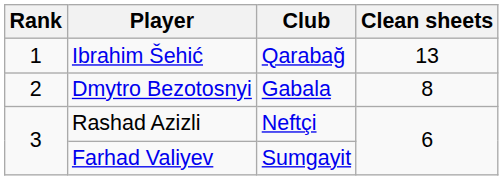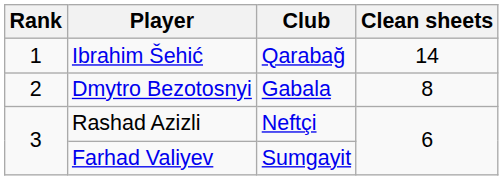(427, 55) 13 -> (427, 55) 14
